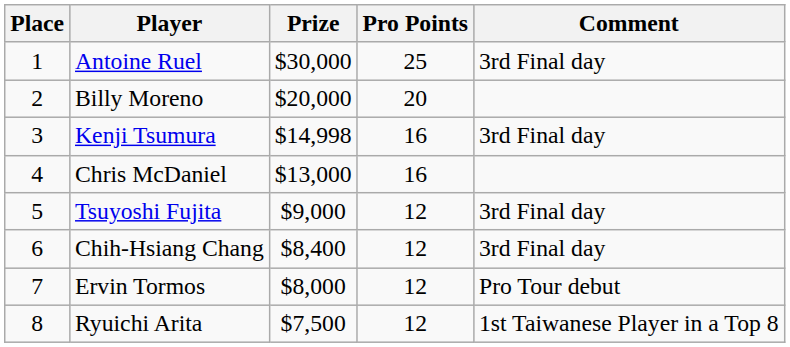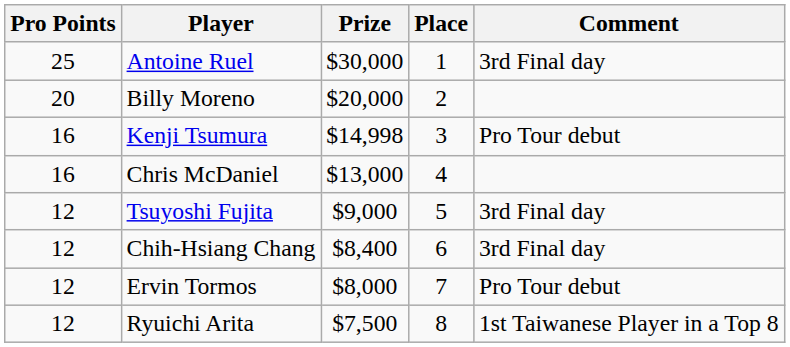columns swapped: (37, 23) <-> (415, 23)
(542, 135) 3rd Final day -> (550, 135) Pro Tour debut
